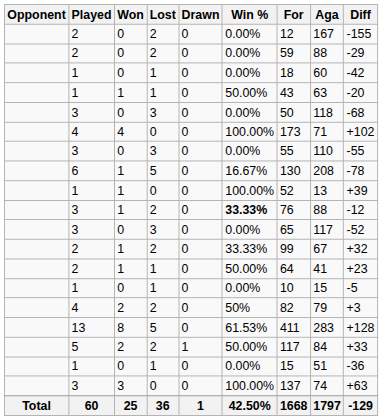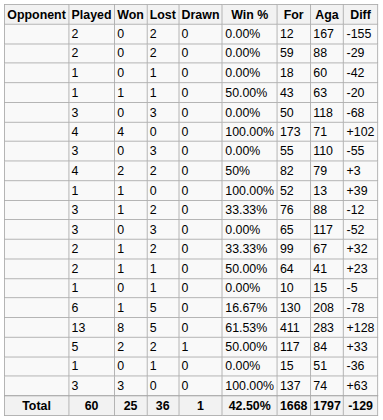rows swapped: (75, 171) <-> (75, 308)
(246, 210) bold -> (246, 210) normal
